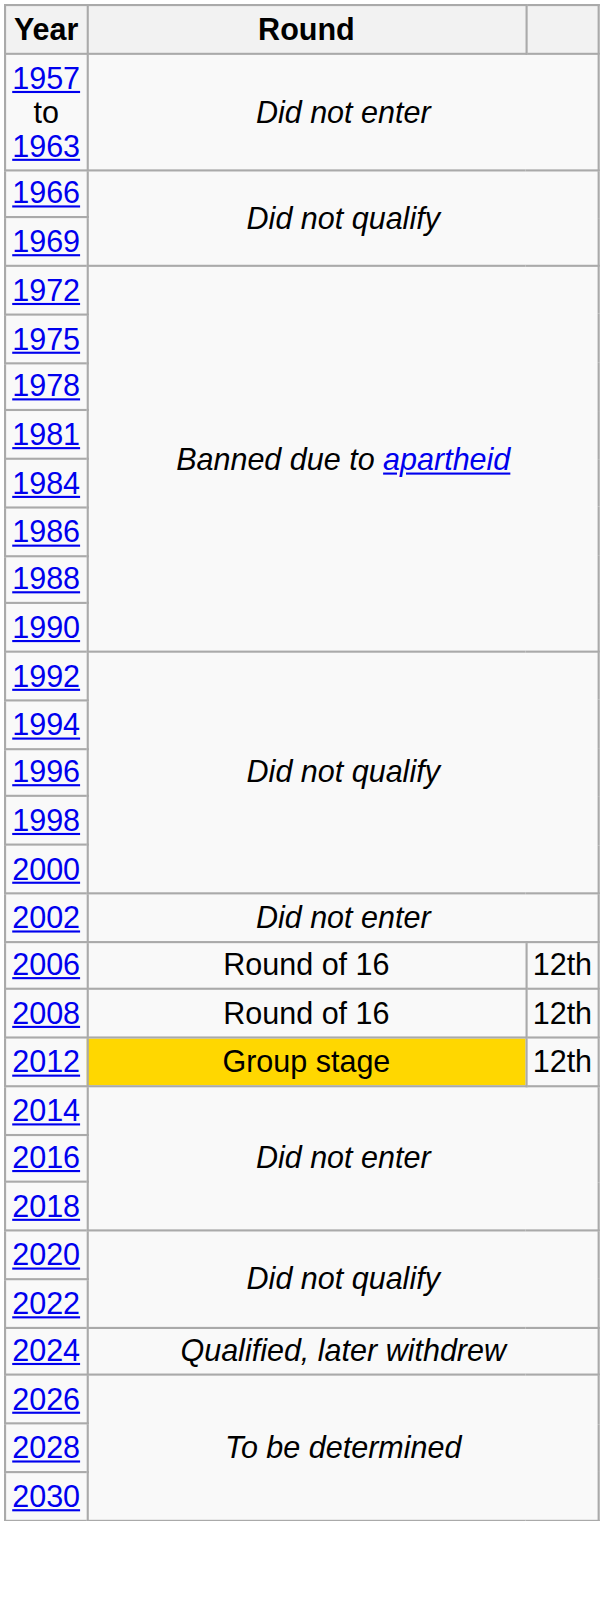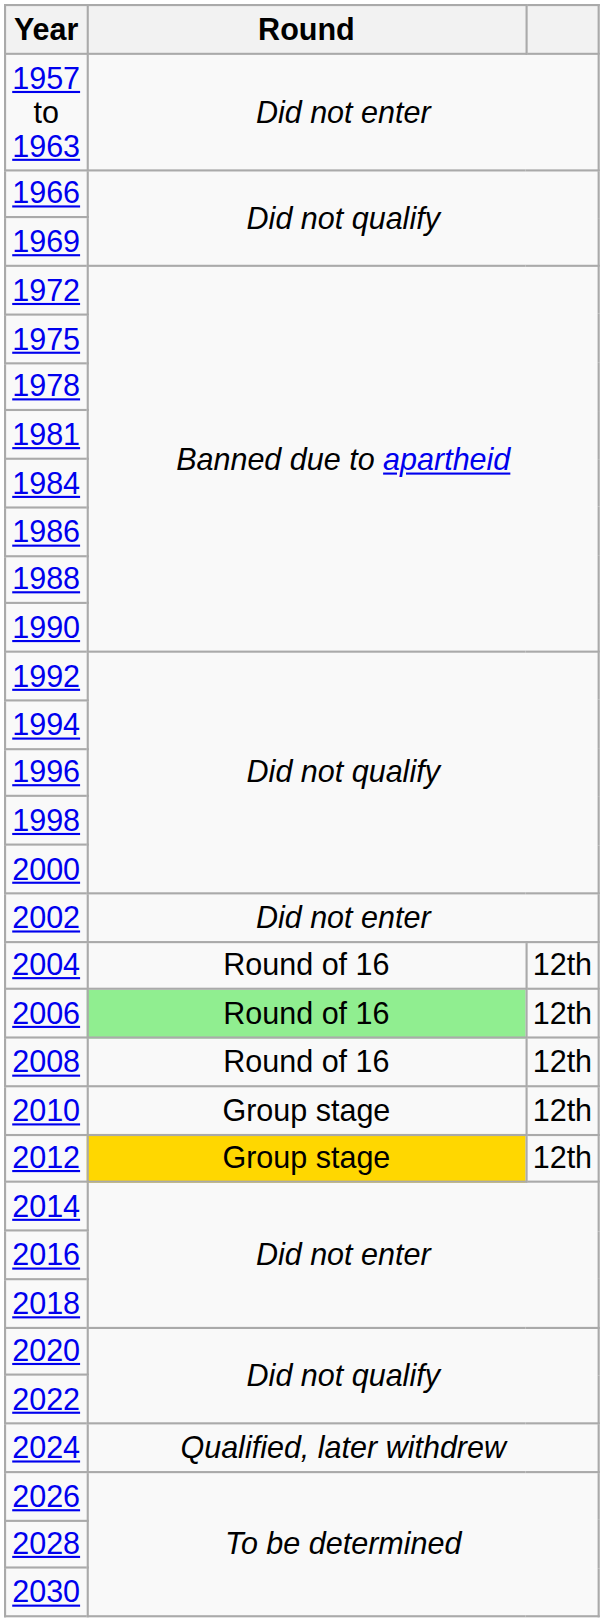+ row: (46, 966)
(306, 966) no background -> (306, 1014) lightgreen background
+ row: (46, 1110)
